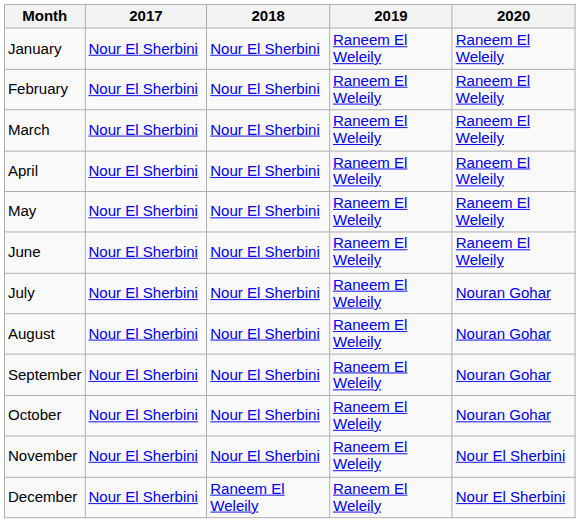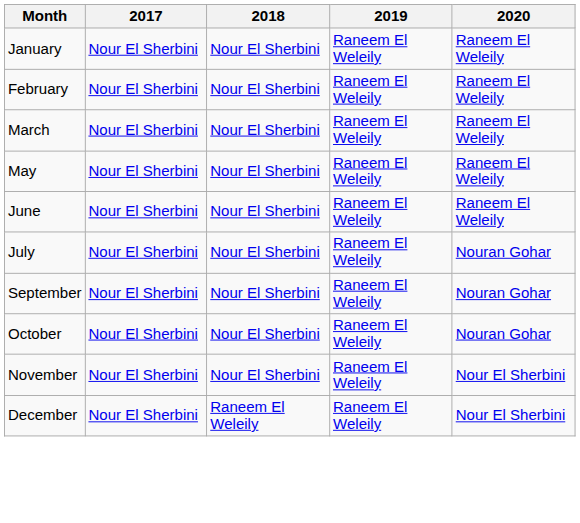- row: (23, 171)
- row: (31, 334)
